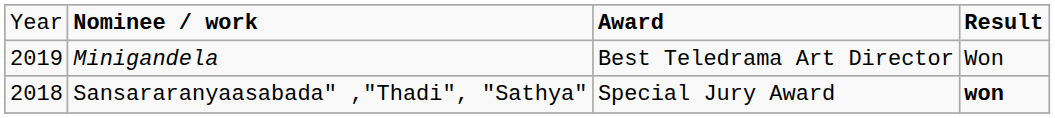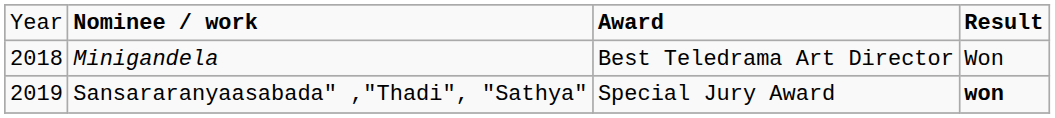(36, 59) 2019 -> (36, 59) 2018
(36, 94) 2018 -> (36, 94) 2019
